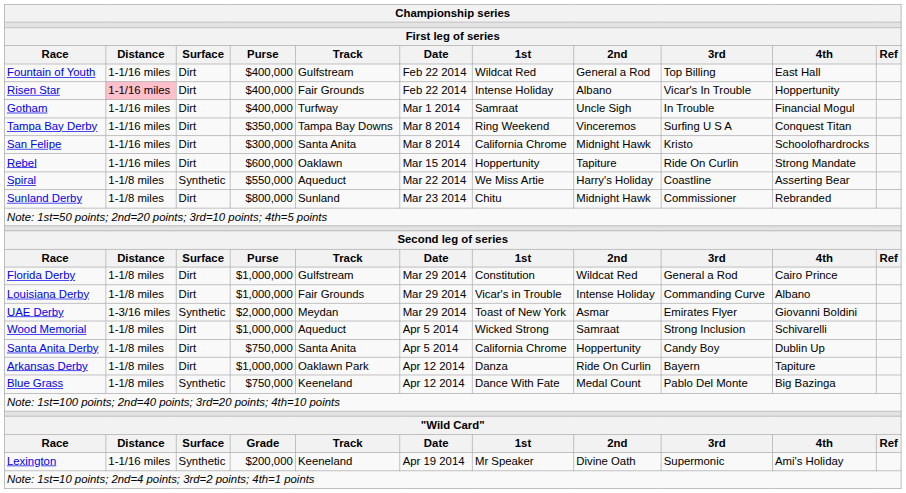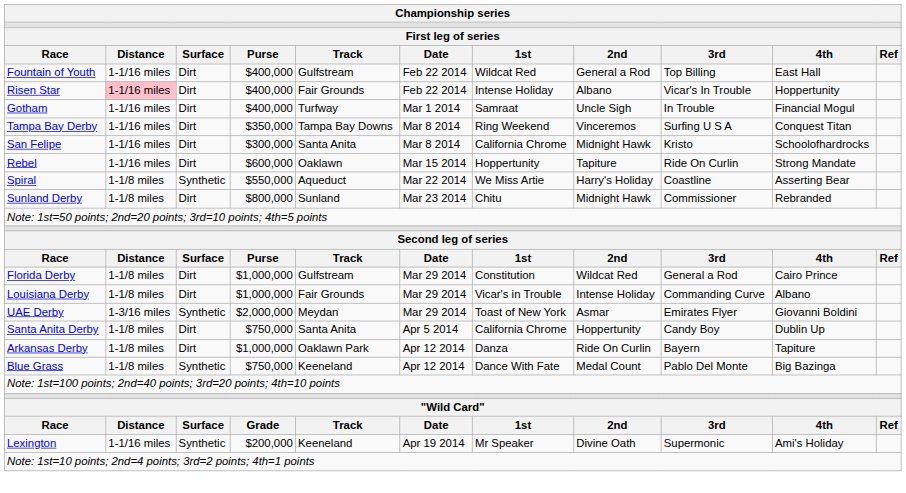- row: (47, 330)
